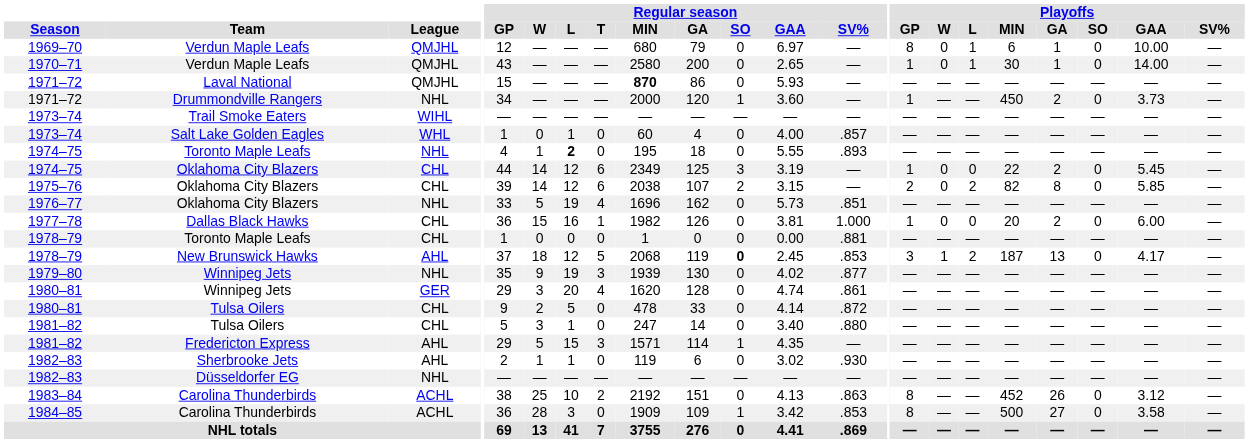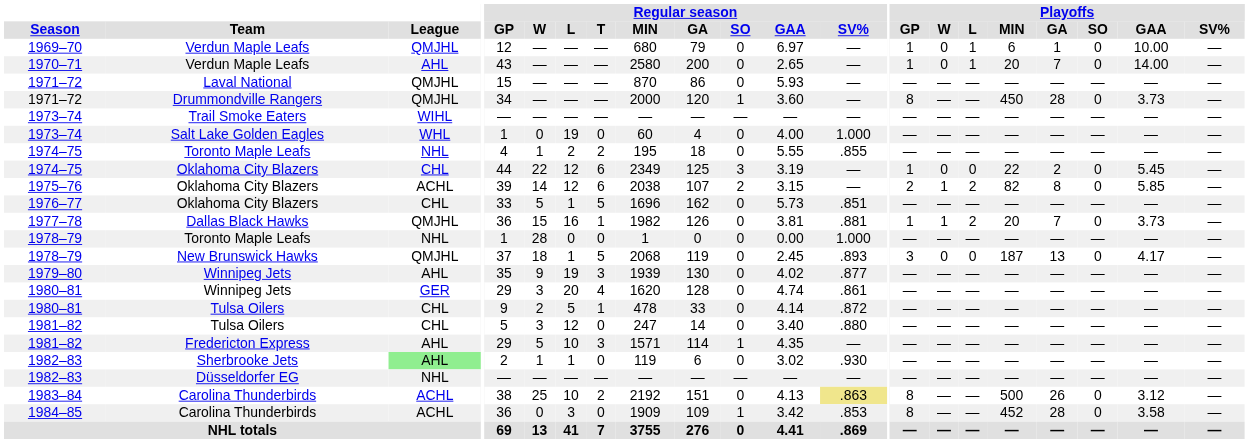(910, 47) 8 -> (910, 47) 1
(435, 64) QMJHL -> (435, 64) AHL
(1012, 64) 30 -> (1012, 64) 20
(1057, 64) 1 -> (1057, 64) 7
(645, 82) bold -> (645, 82) normal
(435, 99) NHL -> (435, 99) QMJHL
(910, 99) 1 -> (910, 99) 8
(1057, 99) 2 -> (1057, 99) 28
(571, 134) 1 -> (571, 134) 19
(853, 134) .857 -> (853, 134) 1.000
(571, 151) bold -> (571, 151) normal
(601, 151) 0 -> (601, 151) 2
(853, 151) .893 -> (853, 151) .855
(540, 169) 14 -> (540, 169) 22
(435, 186) CHL -> (435, 186) ACHL
(944, 186) 0 -> (944, 186) 1
(435, 204) NHL -> (435, 204) CHL
(571, 204) 19 -> (571, 204) 1
(601, 204) 4 -> (601, 204) 5
(435, 221) CHL -> (435, 221) QMJHL
(853, 221) 1.000 -> (853, 221) .881
(944, 221) 0 -> (944, 221) 1
(973, 221) 0 -> (973, 221) 2
(1057, 221) 2 -> (1057, 221) 7
(1151, 221) 6.00 -> (1151, 221) 3.73
(435, 238) CHL -> (435, 238) NHL
(540, 238) 0 -> (540, 238) 28
(853, 238) .881 -> (853, 238) 1.000
(435, 256) AHL -> (435, 256) QMJHL
(571, 256) 12 -> (571, 256) 1
(740, 256) bold -> (740, 256) normal
(853, 256) .853 -> (853, 256) .893
(944, 256) 1 -> (944, 256) 0
(973, 256) 2 -> (973, 256) 0
(435, 273) NHL -> (435, 273) AHL
(601, 308) 0 -> (601, 308) 1
(571, 325) 1 -> (571, 325) 12
(571, 343) 15 -> (571, 343) 10
(435, 360) no background -> (435, 360) lightgreen background
(853, 395) no background -> (853, 395) khaki background
(1012, 395) 452 -> (1012, 395) 500
(540, 412) 28 -> (540, 412) 0
(1012, 412) 500 -> (1012, 412) 452
(1057, 412) 27 -> (1057, 412) 28
